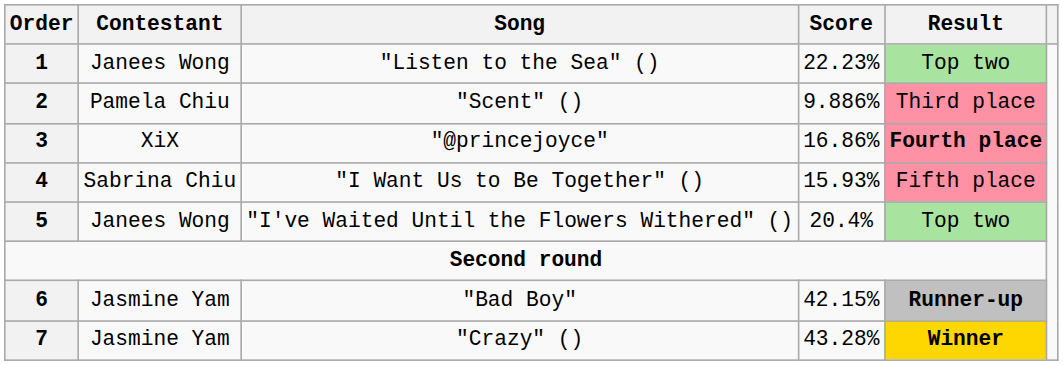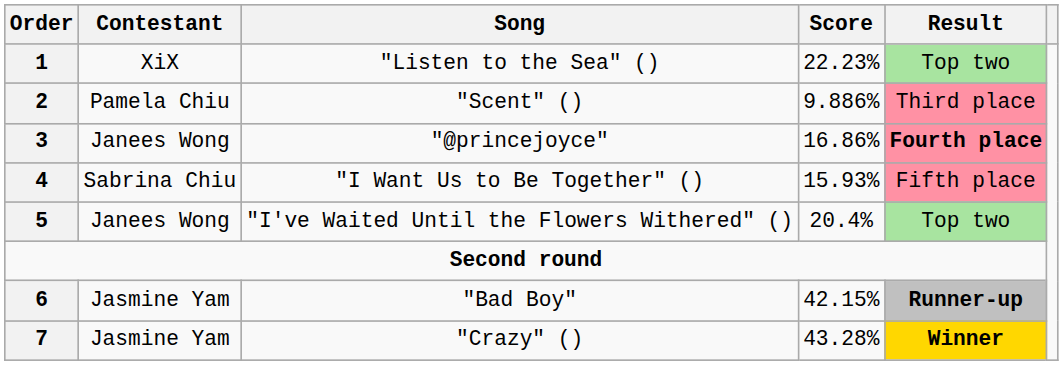(160, 63) Janees Wong -> (160, 63) XiX
(160, 142) XiX -> (160, 142) Janees Wong
